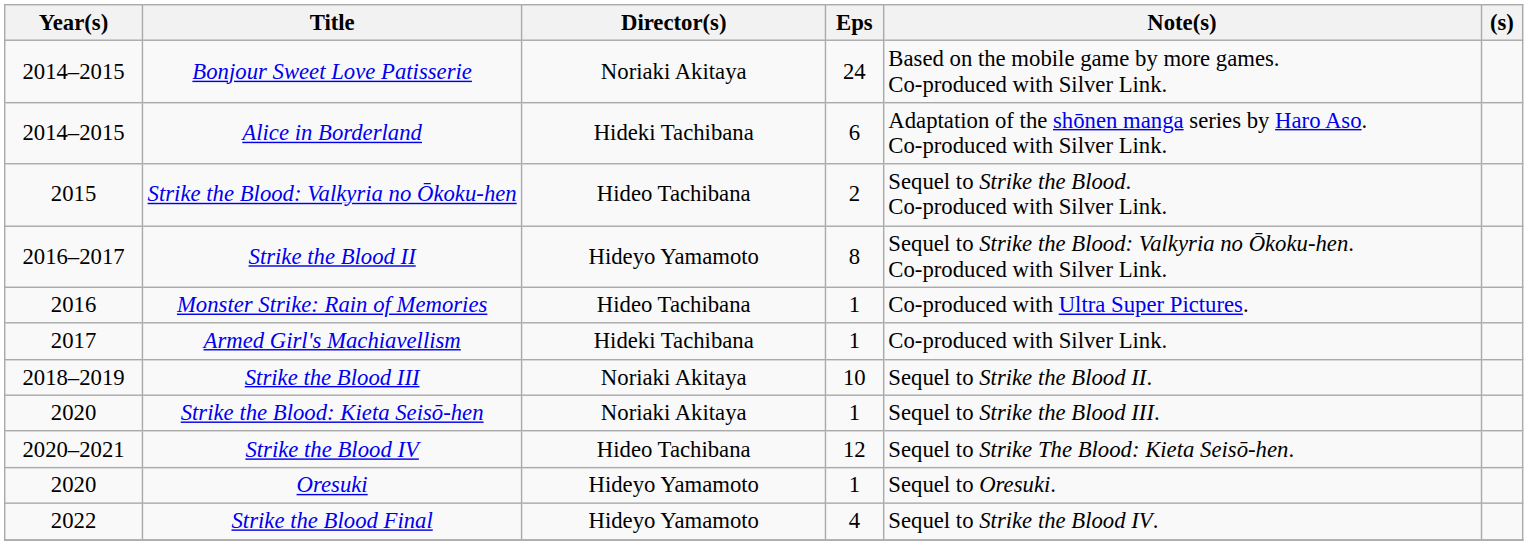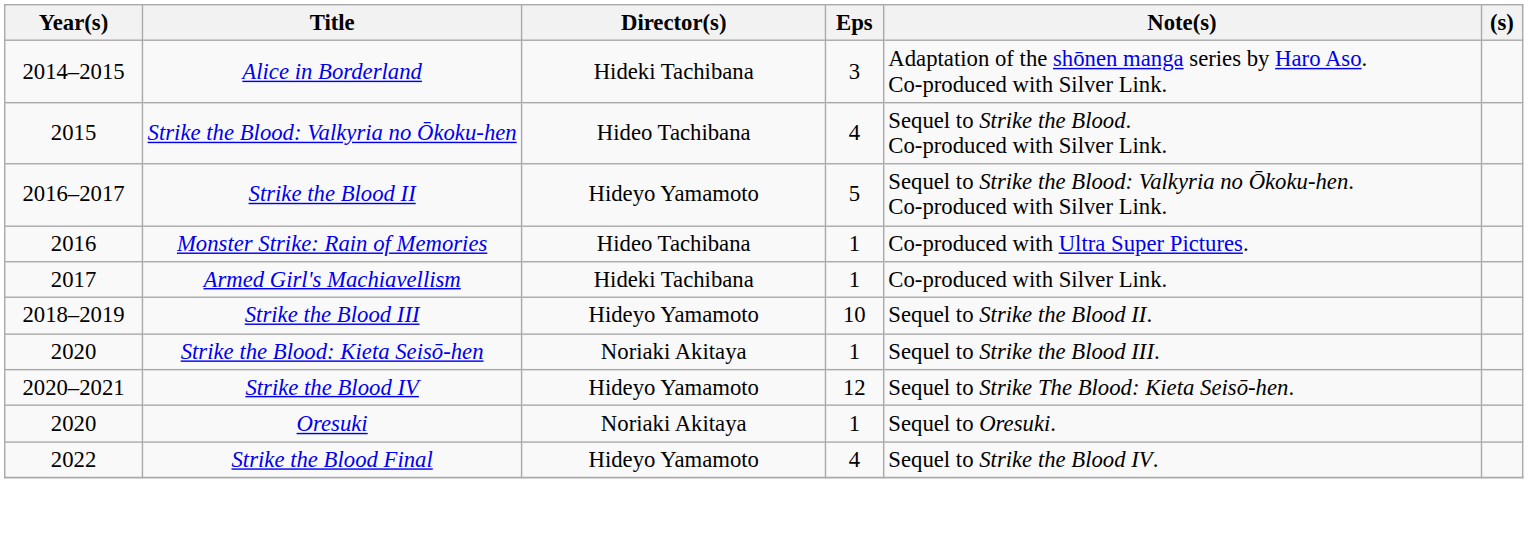- row: (332, 71)
(854, 132) 6 -> (854, 71) 3
(854, 194) 2 -> (854, 132) 4
(854, 256) 8 -> (854, 194) 5
(674, 376) Noriaki Akitaya -> (674, 315) Hideyo Yamamoto
(674, 449) Hideo Tachibana -> (674, 387) Hideyo Yamamoto
(674, 485) Hideyo Yamamoto -> (674, 423) Noriaki Akitaya
